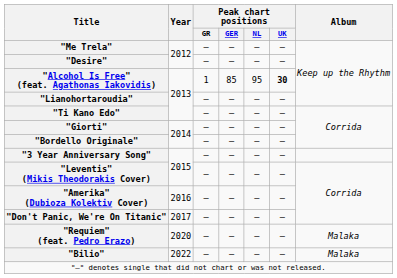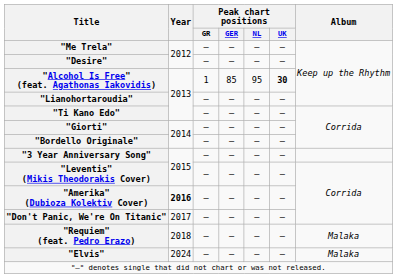(181, 198) normal -> (181, 198) bold
(181, 236) 2020 -> (181, 236) 2018
- row: (86, 255)
+ row: (86, 255)
